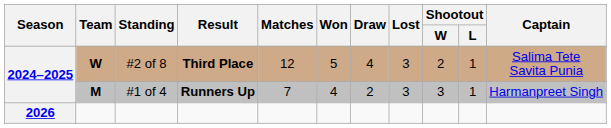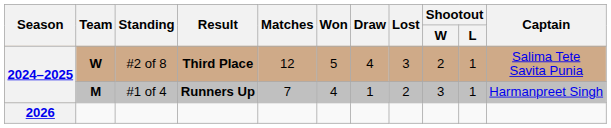(370, 92) 2 -> (370, 92) 1
(406, 92) 3 -> (406, 92) 2
